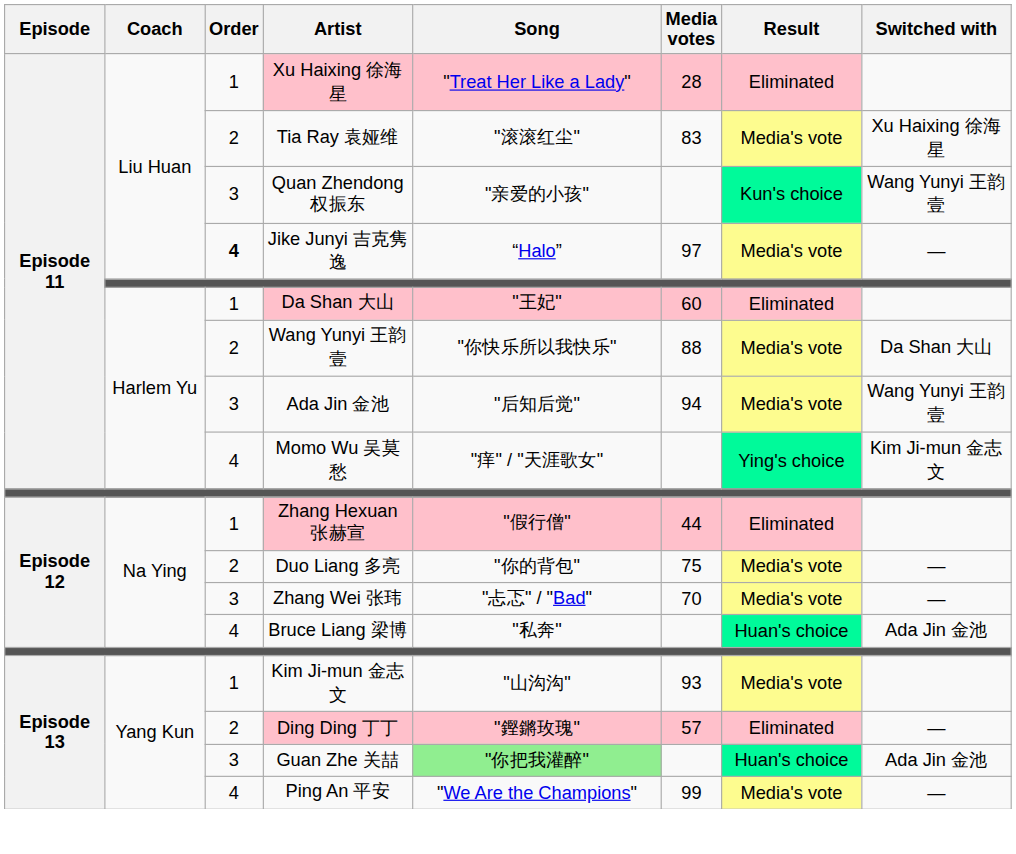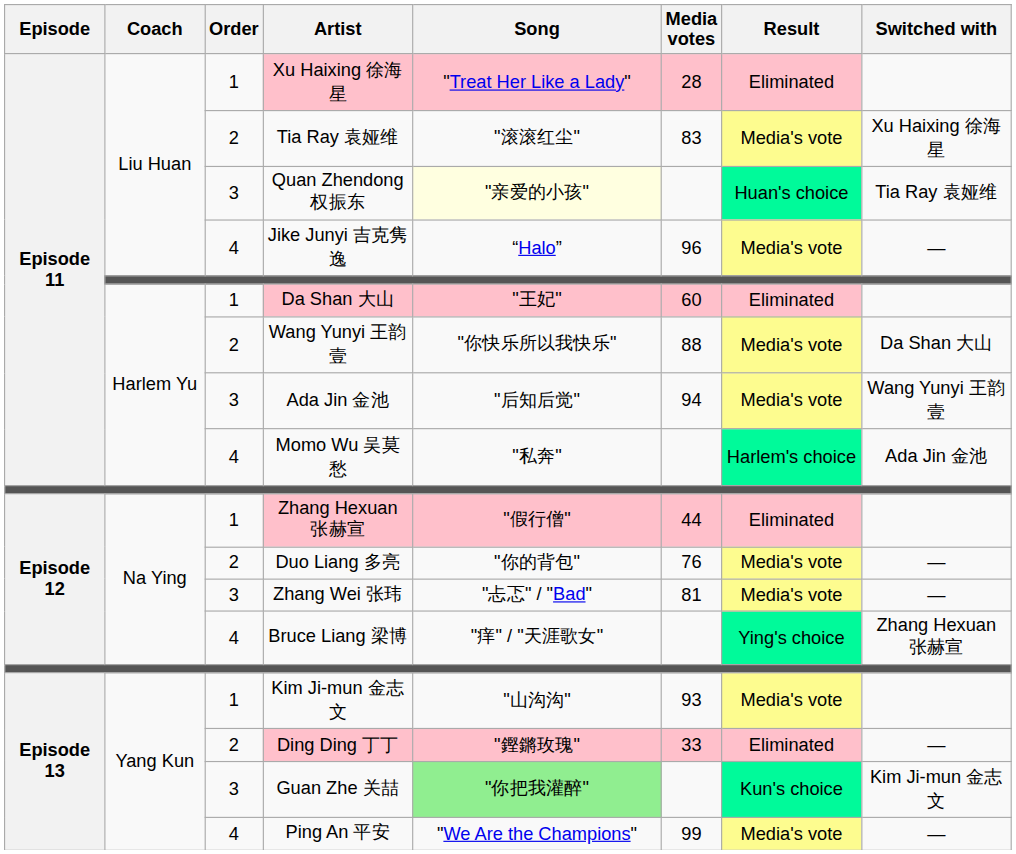(537, 194) no background -> (537, 192) lightyellow background
(791, 194) Kun's choice -> (791, 192) Huan's choice
(936, 194) Wang Yunyi 王韵壹 -> (936, 192) Tia Ray 袁娅维
(234, 250) bold -> (234, 247) normal
(691, 250) 97 -> (691, 247) 96
(537, 460) "痒" / "天涯歌女" -> (537, 456) "私奔"
(791, 460) Ying's choice -> (791, 457) Harlem's choice
(936, 460) Kim Ji-mun 金志文 -> (936, 456) Ada Jin 金池
(691, 566) 75 -> (691, 562) 76
(691, 598) 70 -> (691, 595) 81
(537, 630) "私奔" -> (537, 637) "痒" / "天涯歌女"
(791, 630) Huan's choice -> (791, 637) Ying's choice
(936, 630) Ada Jin 金池 -> (936, 636) Zhang Hexuan 张赫宣
(691, 727) 57 -> (691, 745) 33
(791, 760) Huan's choice -> (791, 789) Kun's choice
(936, 759) Ada Jin 金池 -> (936, 788) Kim Ji-mun 金志文
